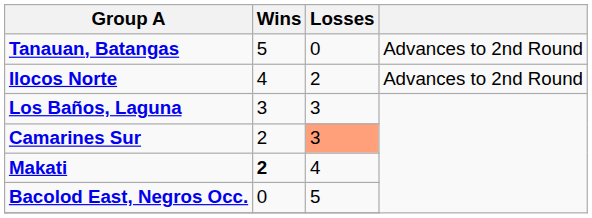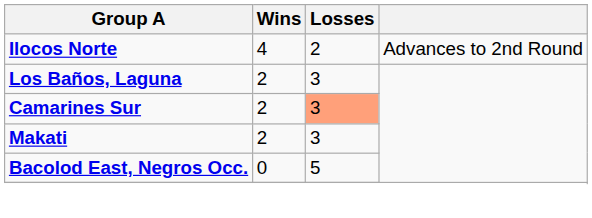- row: (94, 49)
(262, 108) 3 -> (262, 78) 2
(262, 167) bold -> (262, 138) normal
(315, 167) 4 -> (315, 138) 3
